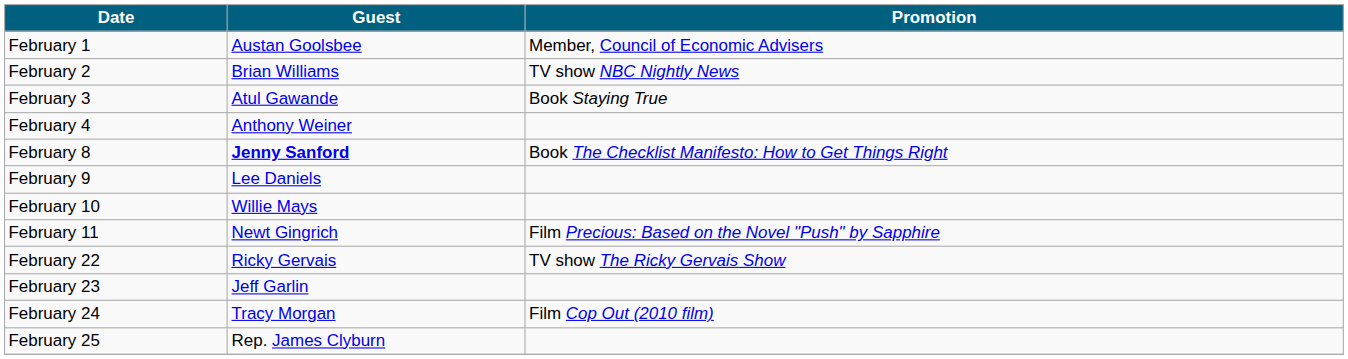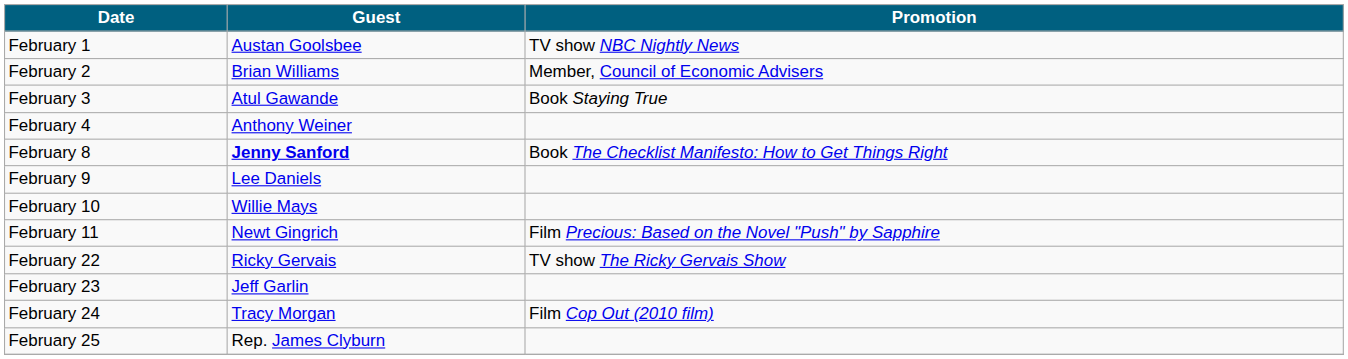(676, 44) Member, Council of Economic Advisers -> (634, 44) TV show NBC Nightly News
(634, 71) TV show NBC Nightly News -> (676, 71) Member, Council of Economic Advisers
